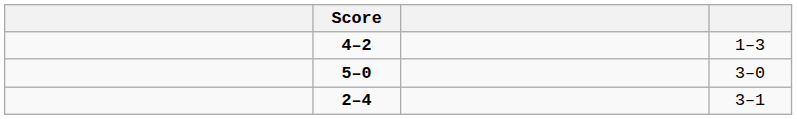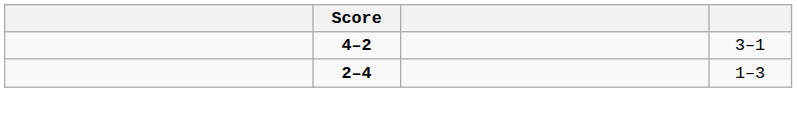(750, 46) 1–3 -> (750, 46) 3–1
- row: (357, 73)
(750, 100) 3–1 -> (750, 73) 1–3
